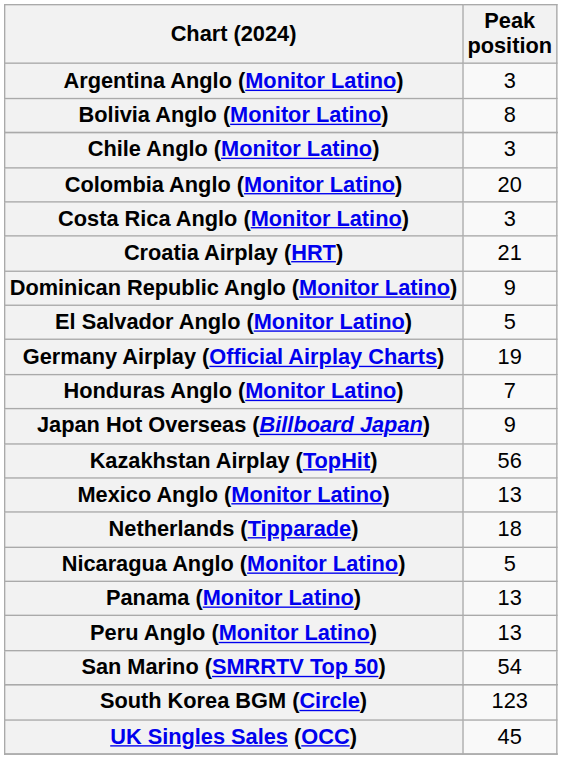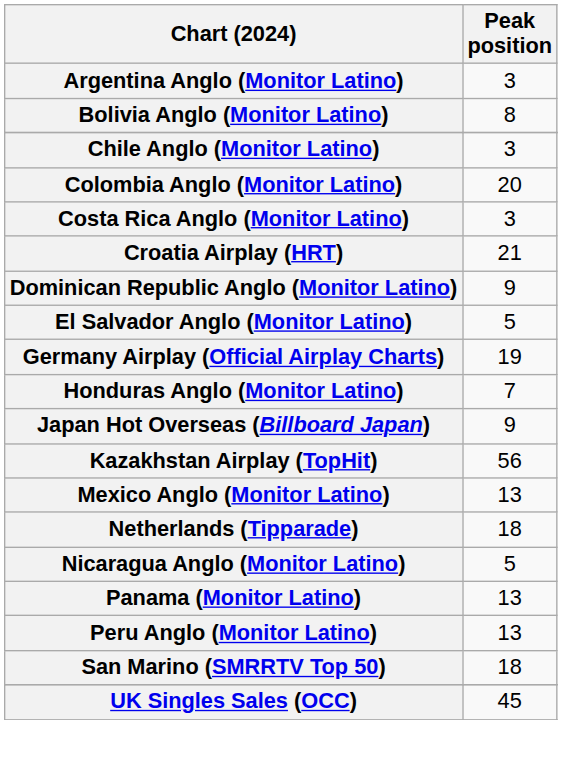(510, 667) 54 -> (510, 667) 18
- row: (234, 701)
